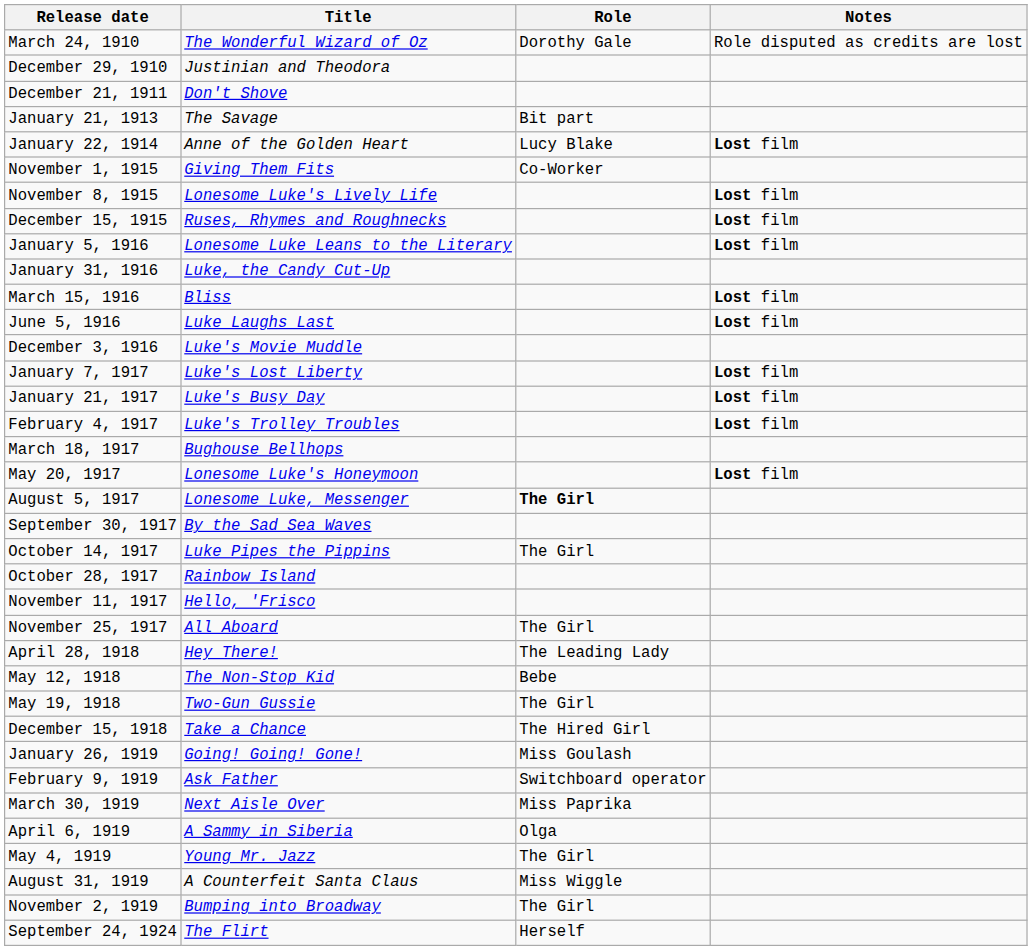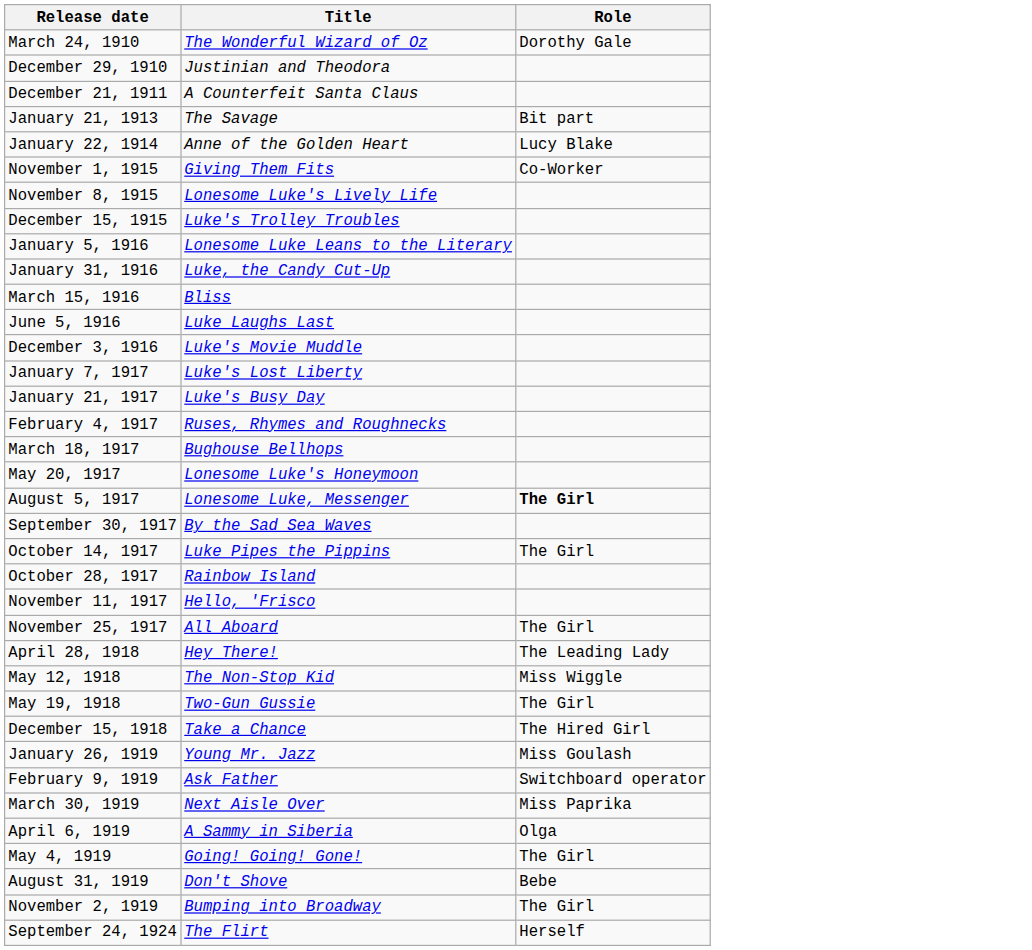- column: (868, 17)
(236, 94) Don't Shove -> (301, 94) A Counterfeit Santa Claus
(315, 221) Ruses, Rhymes and Roughnecks -> (292, 221) Luke's Trolley Troubles
(292, 424) Luke's Trolley Troubles -> (315, 424) Ruses, Rhymes and Roughnecks
(538, 678) Bebe -> (571, 678) Miss Wiggle
(273, 755) Going! Going! Gone! -> (250, 755) Young Mr. Jazz
(250, 856) Young Mr. Jazz -> (273, 856) Going! Going! Gone!
(301, 882) A Counterfeit Santa Claus -> (236, 882) Don't Shove
(571, 882) Miss Wiggle -> (538, 882) Bebe
